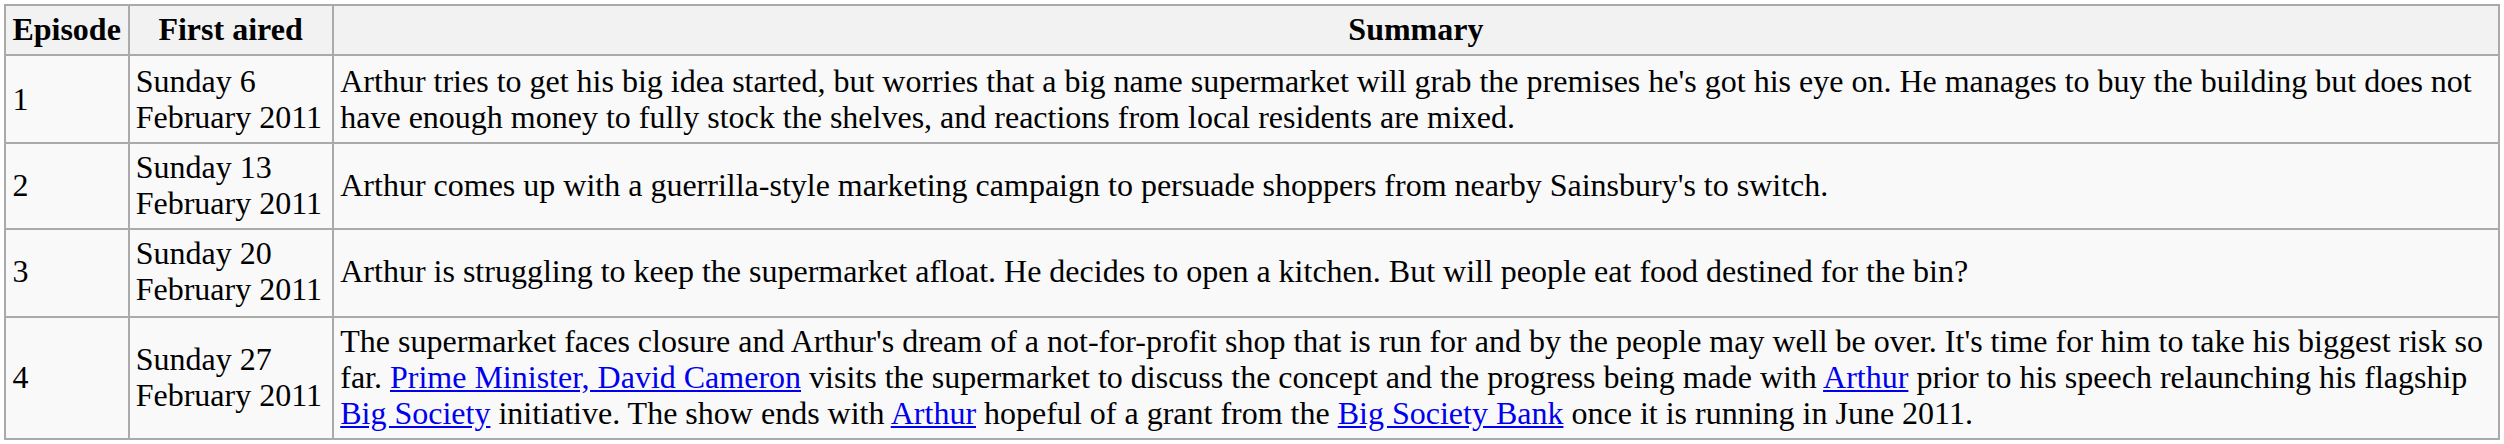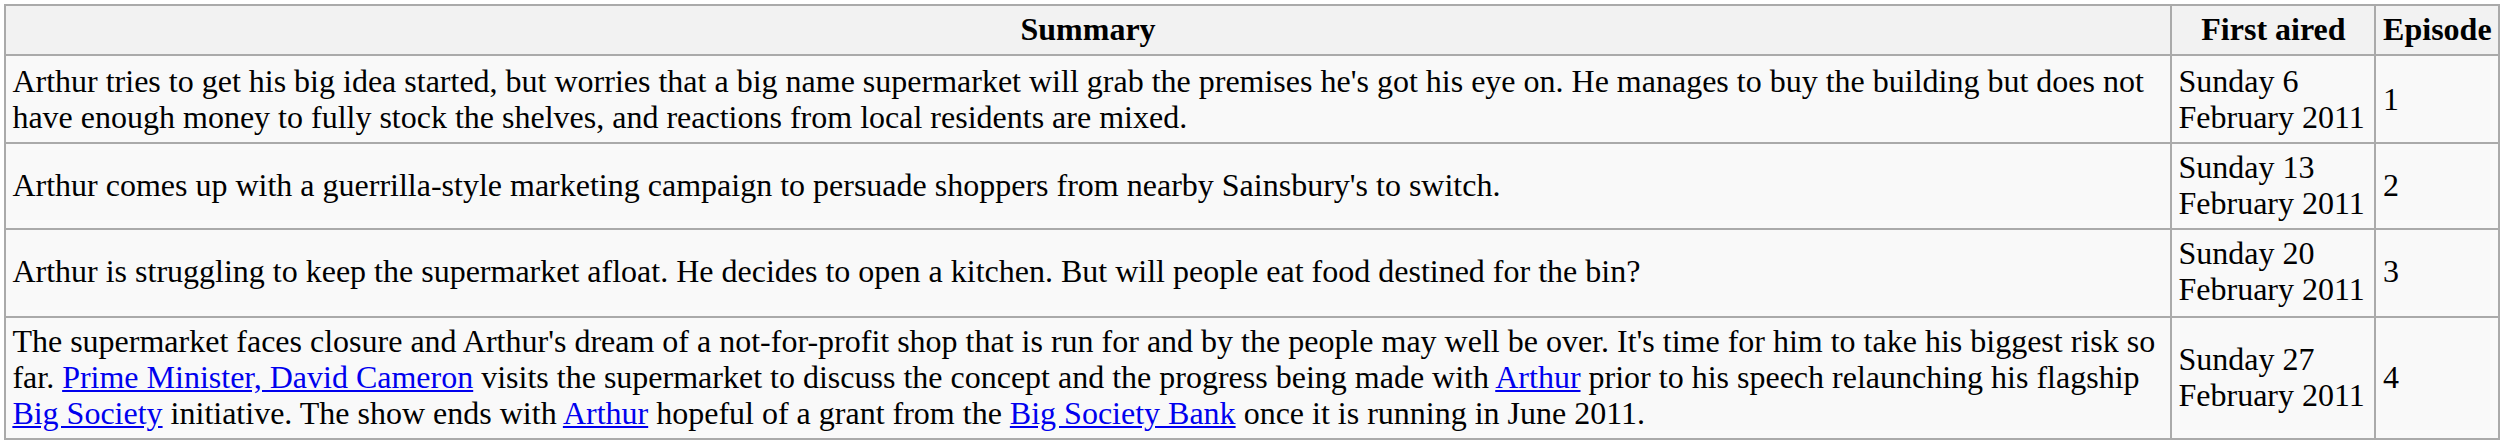columns swapped: (67, 29) <-> (1416, 29)
